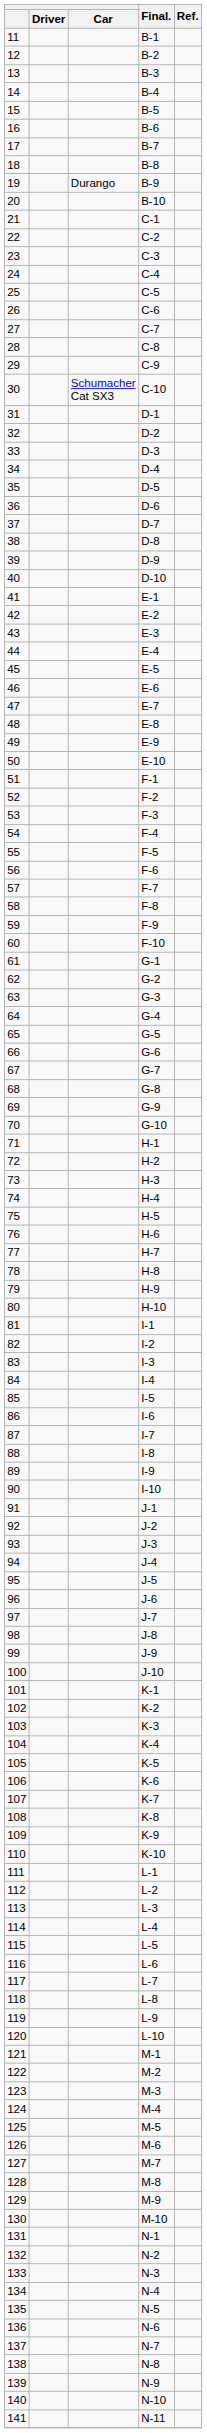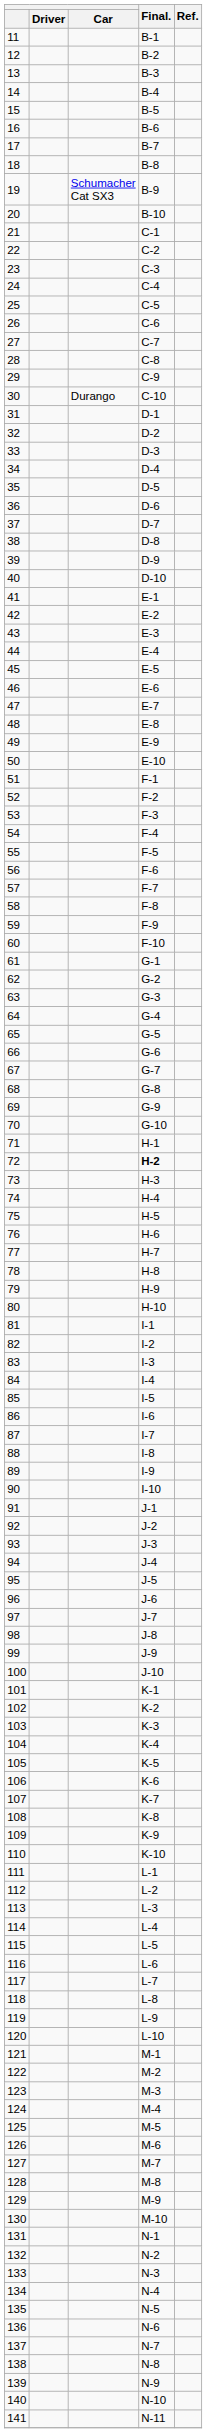(93, 183) Durango -> (103, 189) Schumacher Cat SX3
(103, 389) Schumacher Cat SX3 -> (93, 396) Durango
(150, 1161) normal -> (150, 1161) bold
